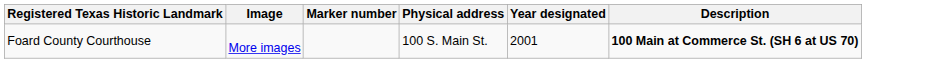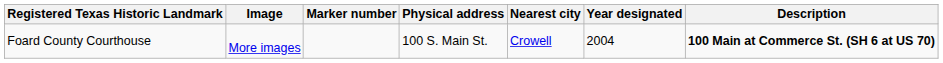+ column: (545, 14)
(524, 41) 2001 -> (600, 41) 2004
